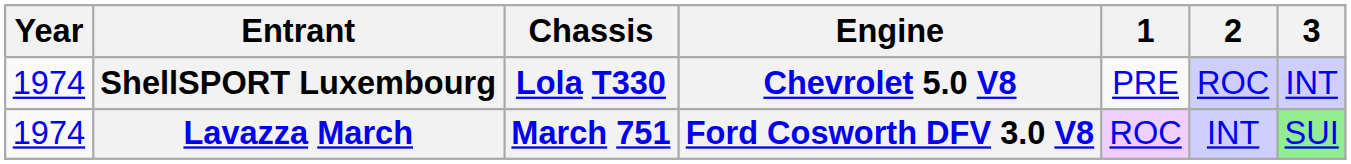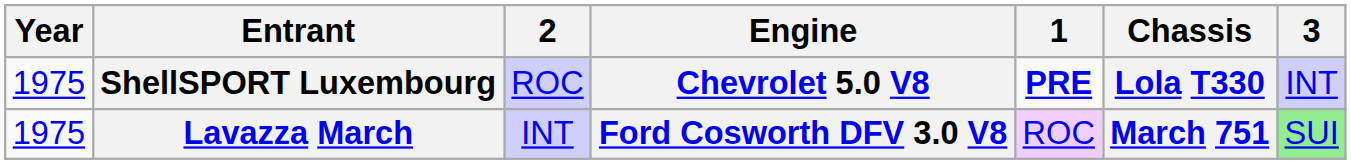columns swapped: (591, 31) <-> (1233, 31)
(49, 83) 1974 -> (49, 83) 1975
(1146, 83) normal -> (1059, 83) bold
(49, 134) 1974 -> (49, 134) 1975
